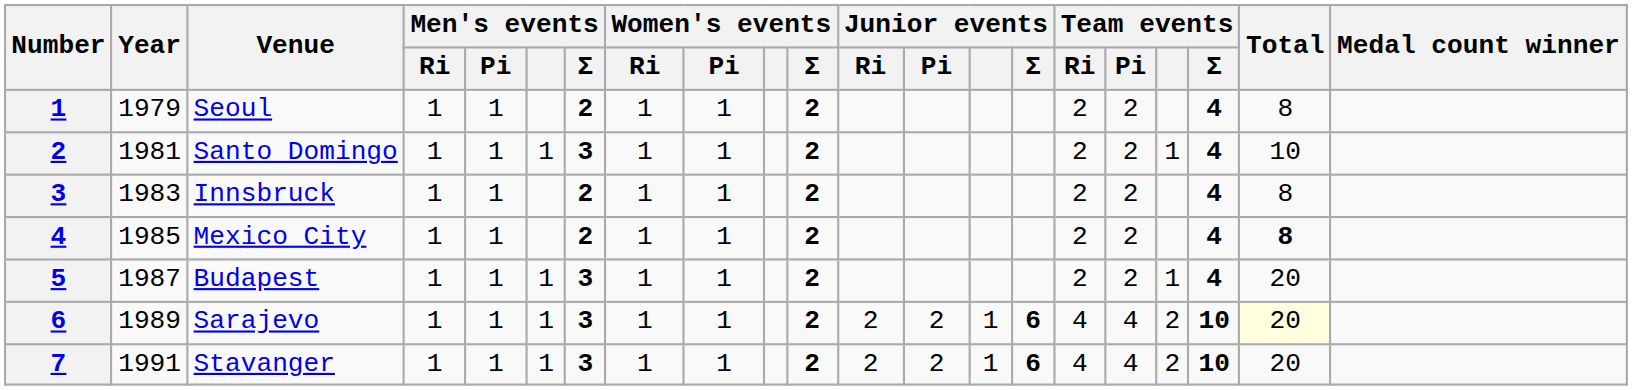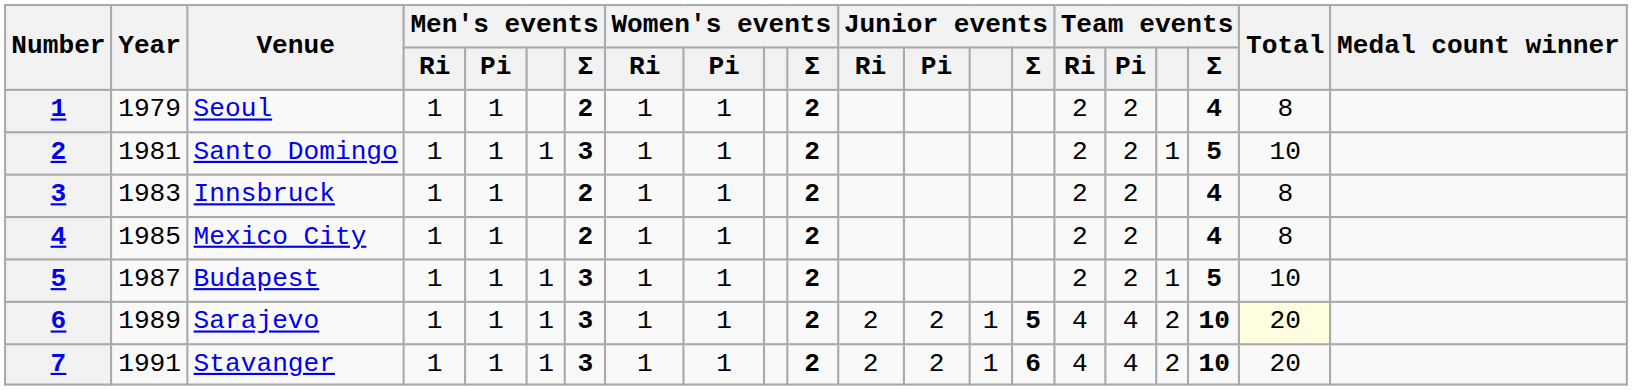(1214, 153) 4 -> (1214, 153) 5
(1285, 238) bold -> (1285, 238) normal
(1214, 280) 4 -> (1214, 280) 5
(1285, 280) 20 -> (1285, 280) 10
(1033, 322) 6 -> (1033, 322) 5
